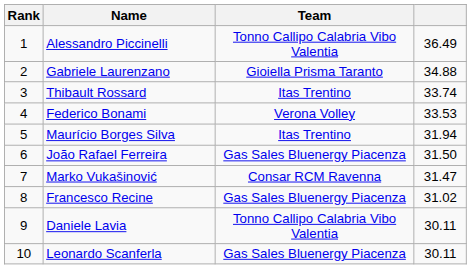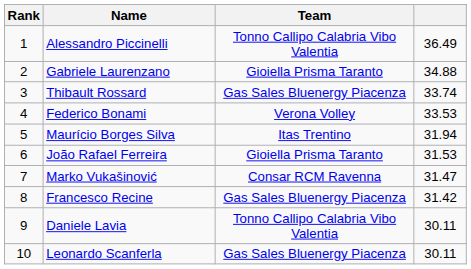(315, 93) Itas Trentino -> (315, 93) Gas Sales Bluenergy Piacenza
(315, 156) Gas Sales Bluenergy Piacenza -> (315, 156) Gioiella Prisma Taranto
(440, 156) 31.50 -> (440, 156) 31.53
(440, 197) 31.02 -> (440, 197) 31.42
